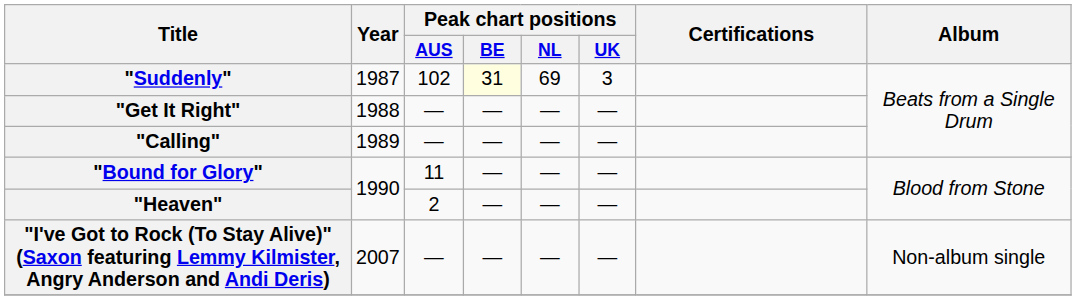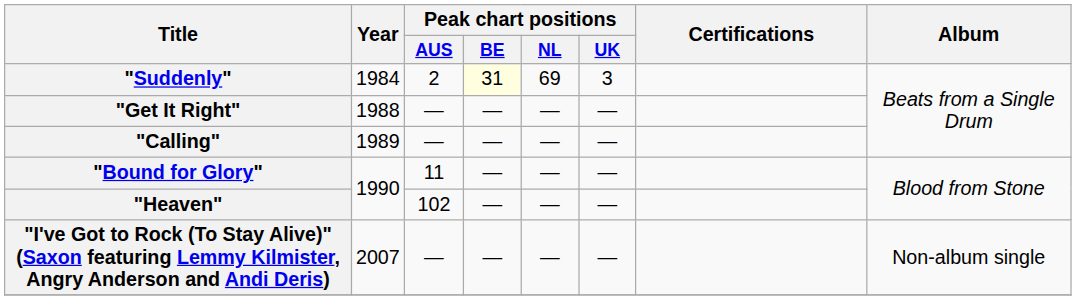(378, 79) 1987 -> (378, 79) 1984
(434, 79) 102 -> (434, 79) 2
(434, 204) 2 -> (434, 204) 102
